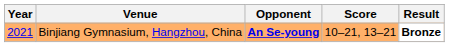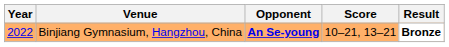(20, 32) 2021 -> (20, 32) 2022
